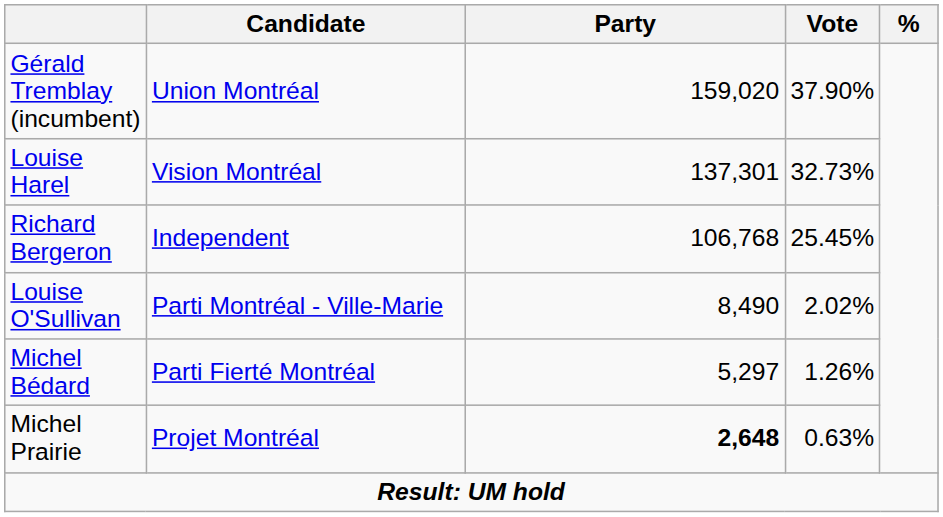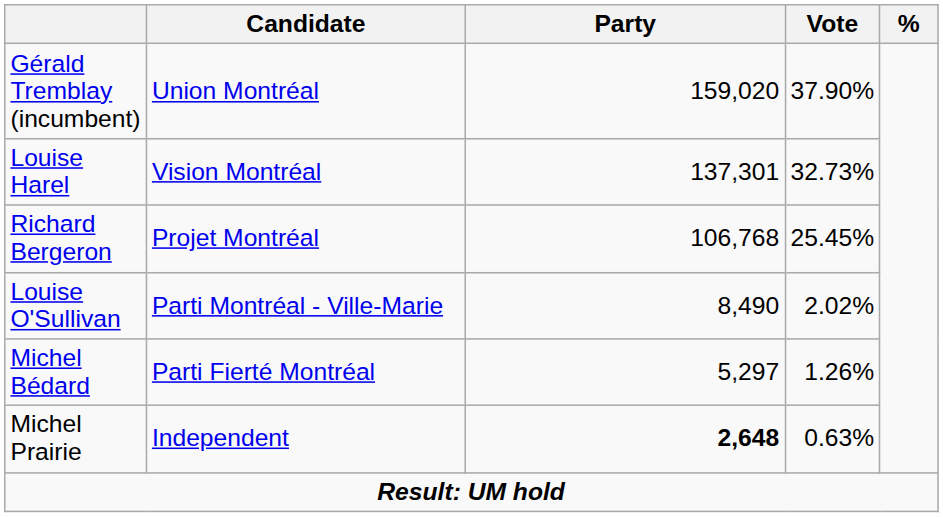(220, 238) Independent -> (235, 238) Projet Montréal
(235, 438) Projet Montréal -> (220, 438) Independent
